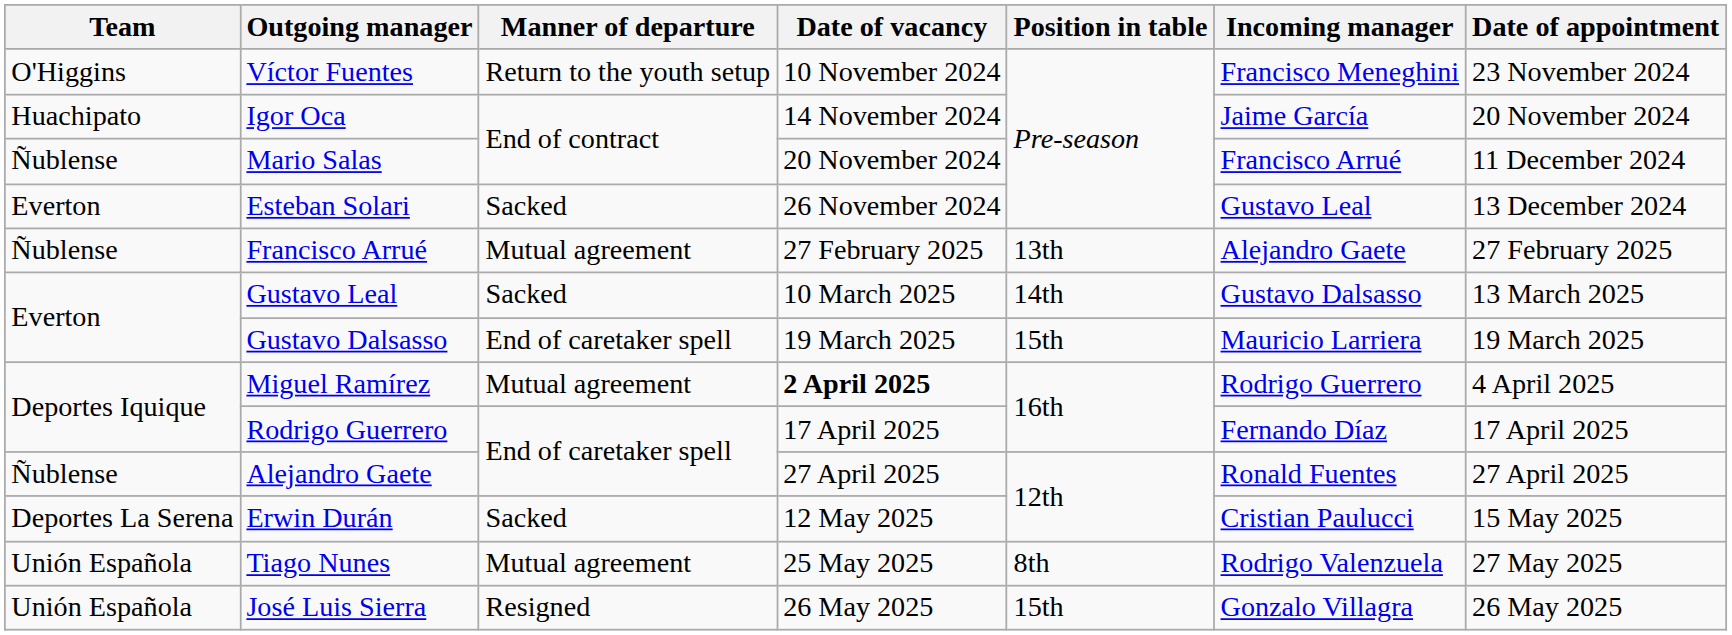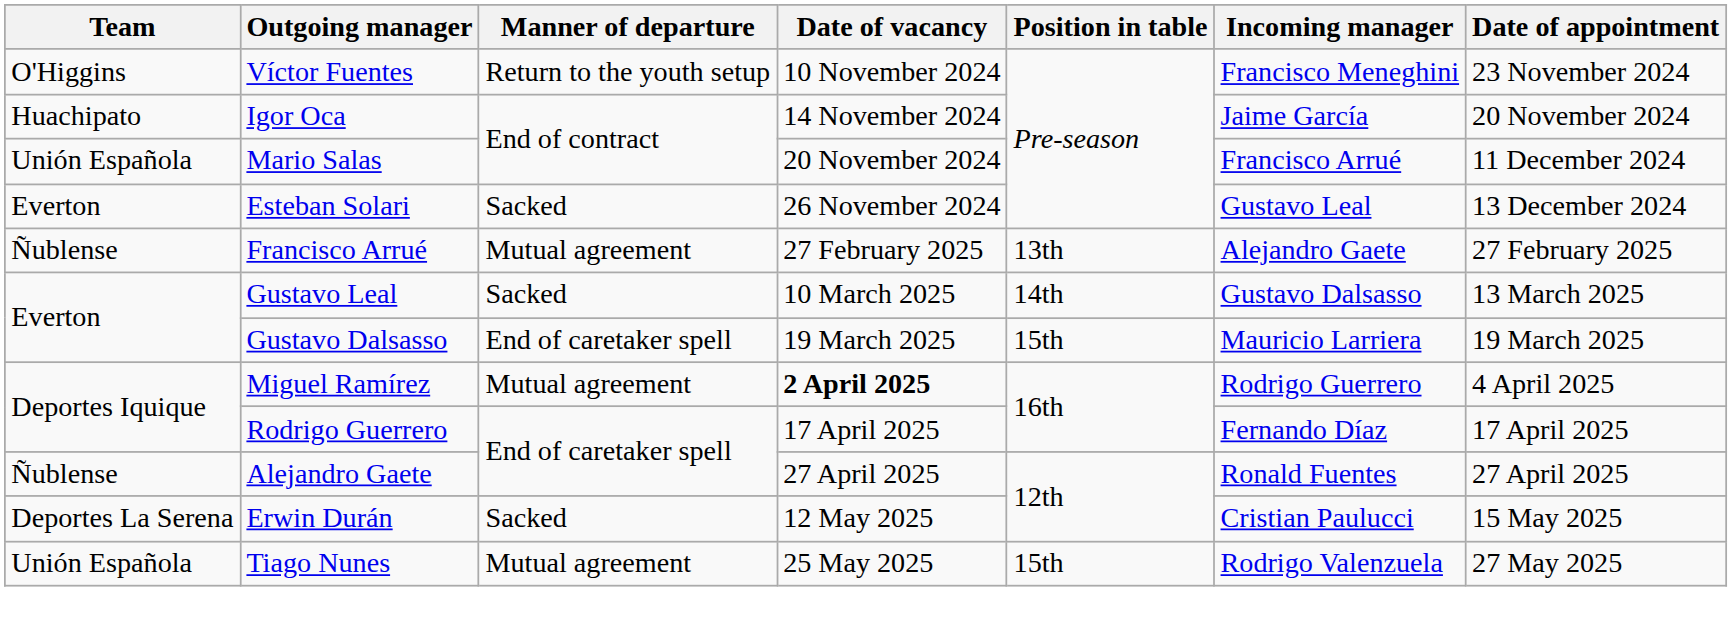(65, 160) Ñublense -> (102, 160) Unión Española
(1032, 562) 8th -> (1039, 562) 15th
- row: (336, 607)
